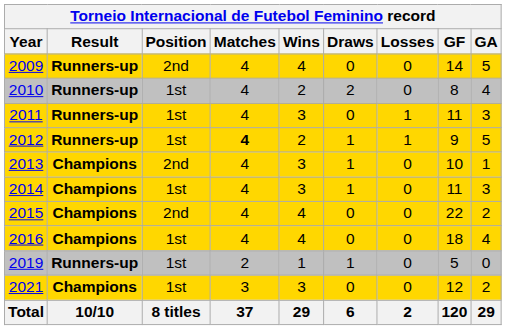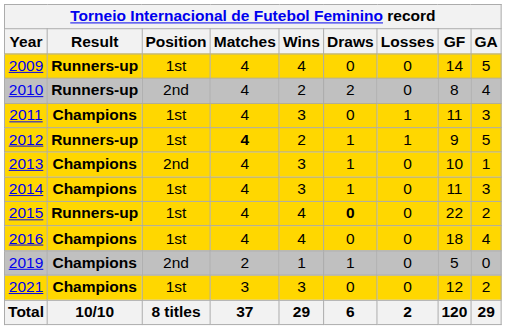(176, 66) 2nd -> (176, 66) 1st
(176, 90) 1st -> (176, 90) 2nd
(95, 115) Runners-up -> (95, 115) Champions
(95, 213) Champions -> (95, 213) Runners-up
(176, 213) 2nd -> (176, 213) 1st
(350, 213) normal -> (350, 213) bold
(95, 262) Runners-up -> (95, 262) Champions
(176, 262) 1st -> (176, 262) 2nd
